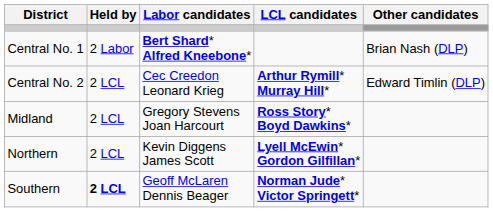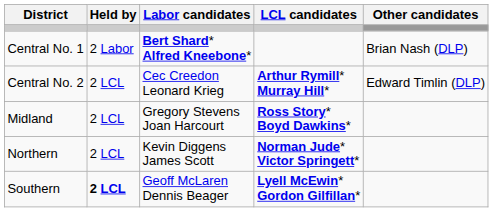(309, 153) Lyell McEwin* Gordon Gilfillan* -> (308, 153) Norman Jude* Victor Springett*
(308, 189) Norman Jude* Victor Springett* -> (309, 189) Lyell McEwin* Gordon Gilfillan*
